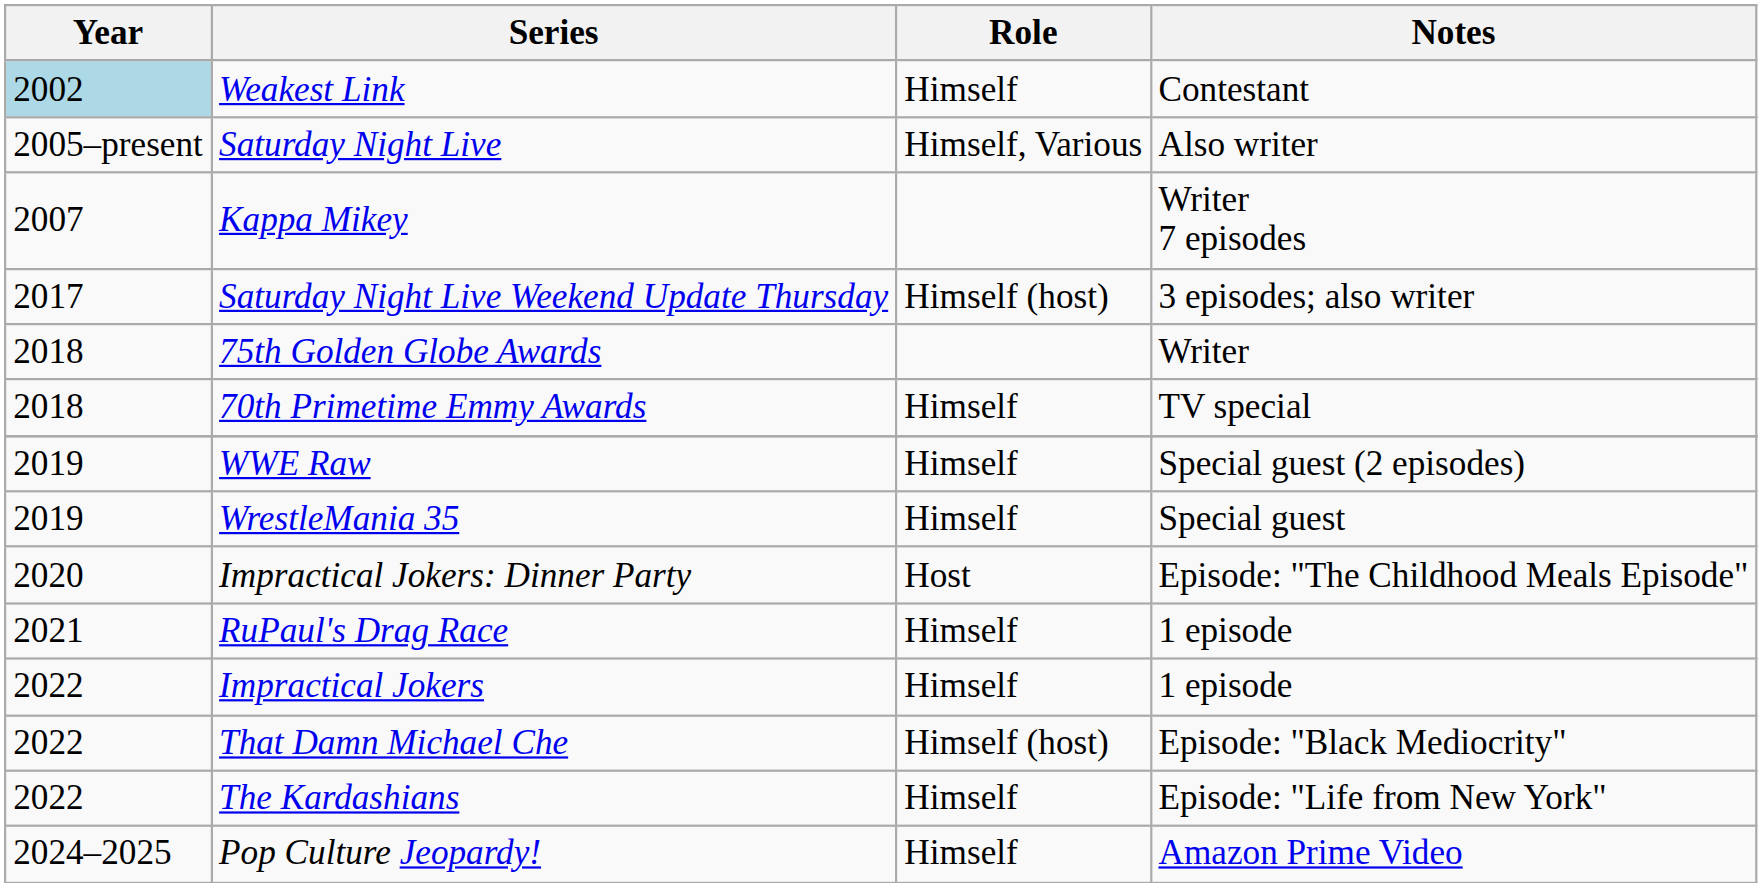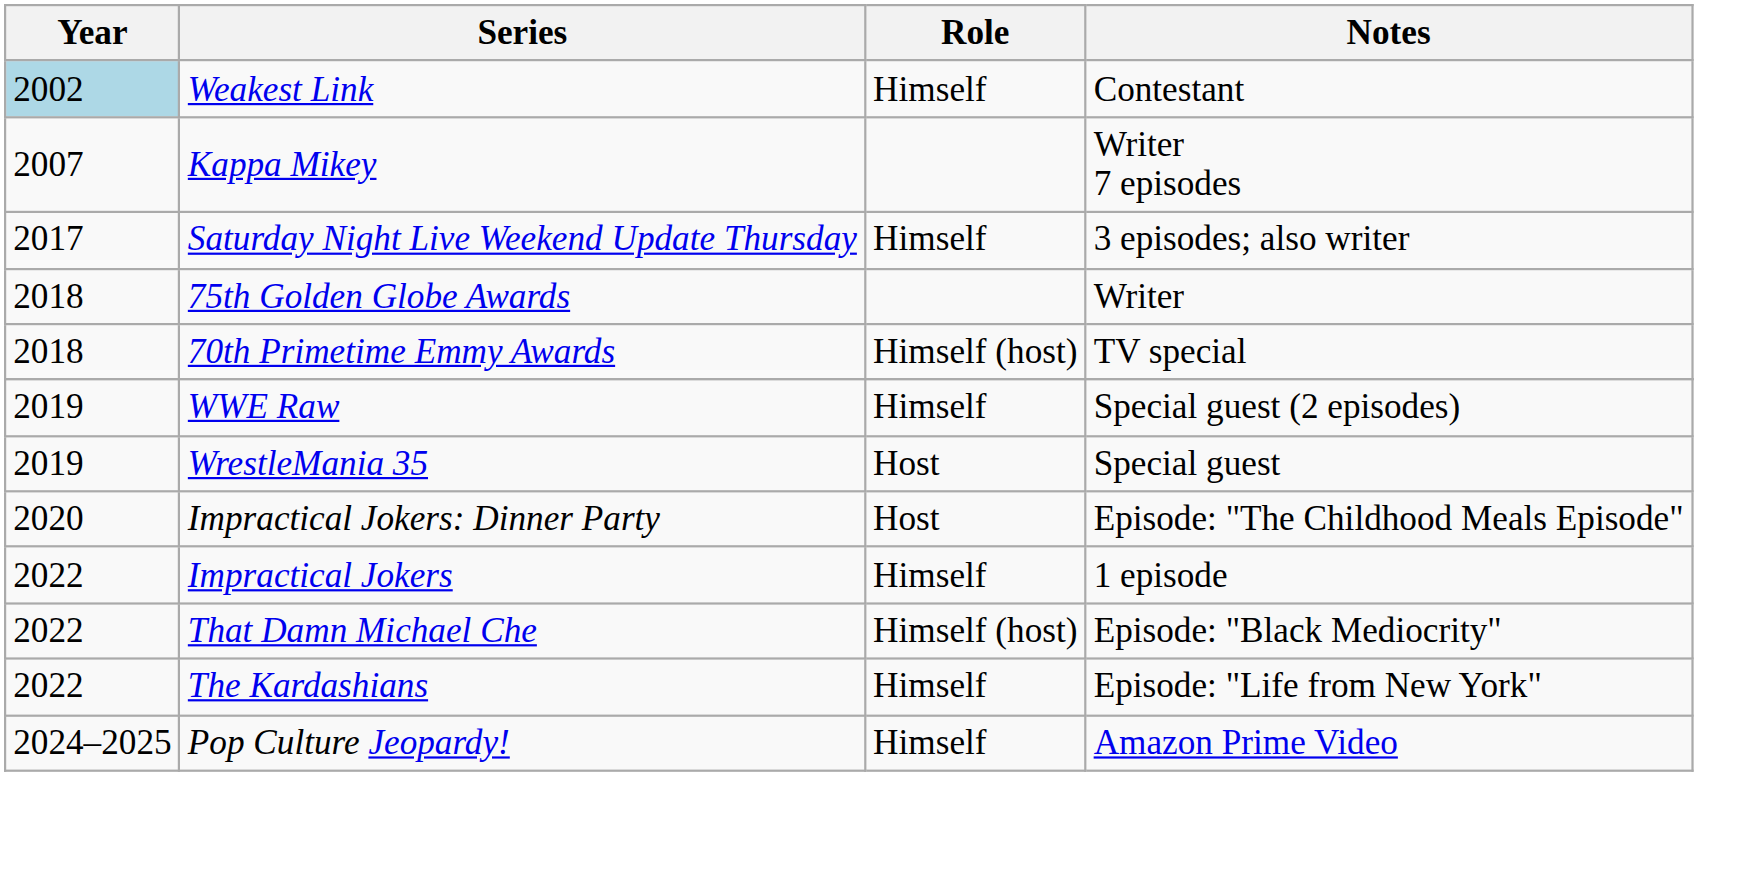- row: (360, 144)
(1007, 295) Himself (host) -> (930, 239) Himself
(961, 406) Himself -> (975, 351) Himself (host)
(961, 518) Himself -> (906, 462) Host
- row: (364, 630)
